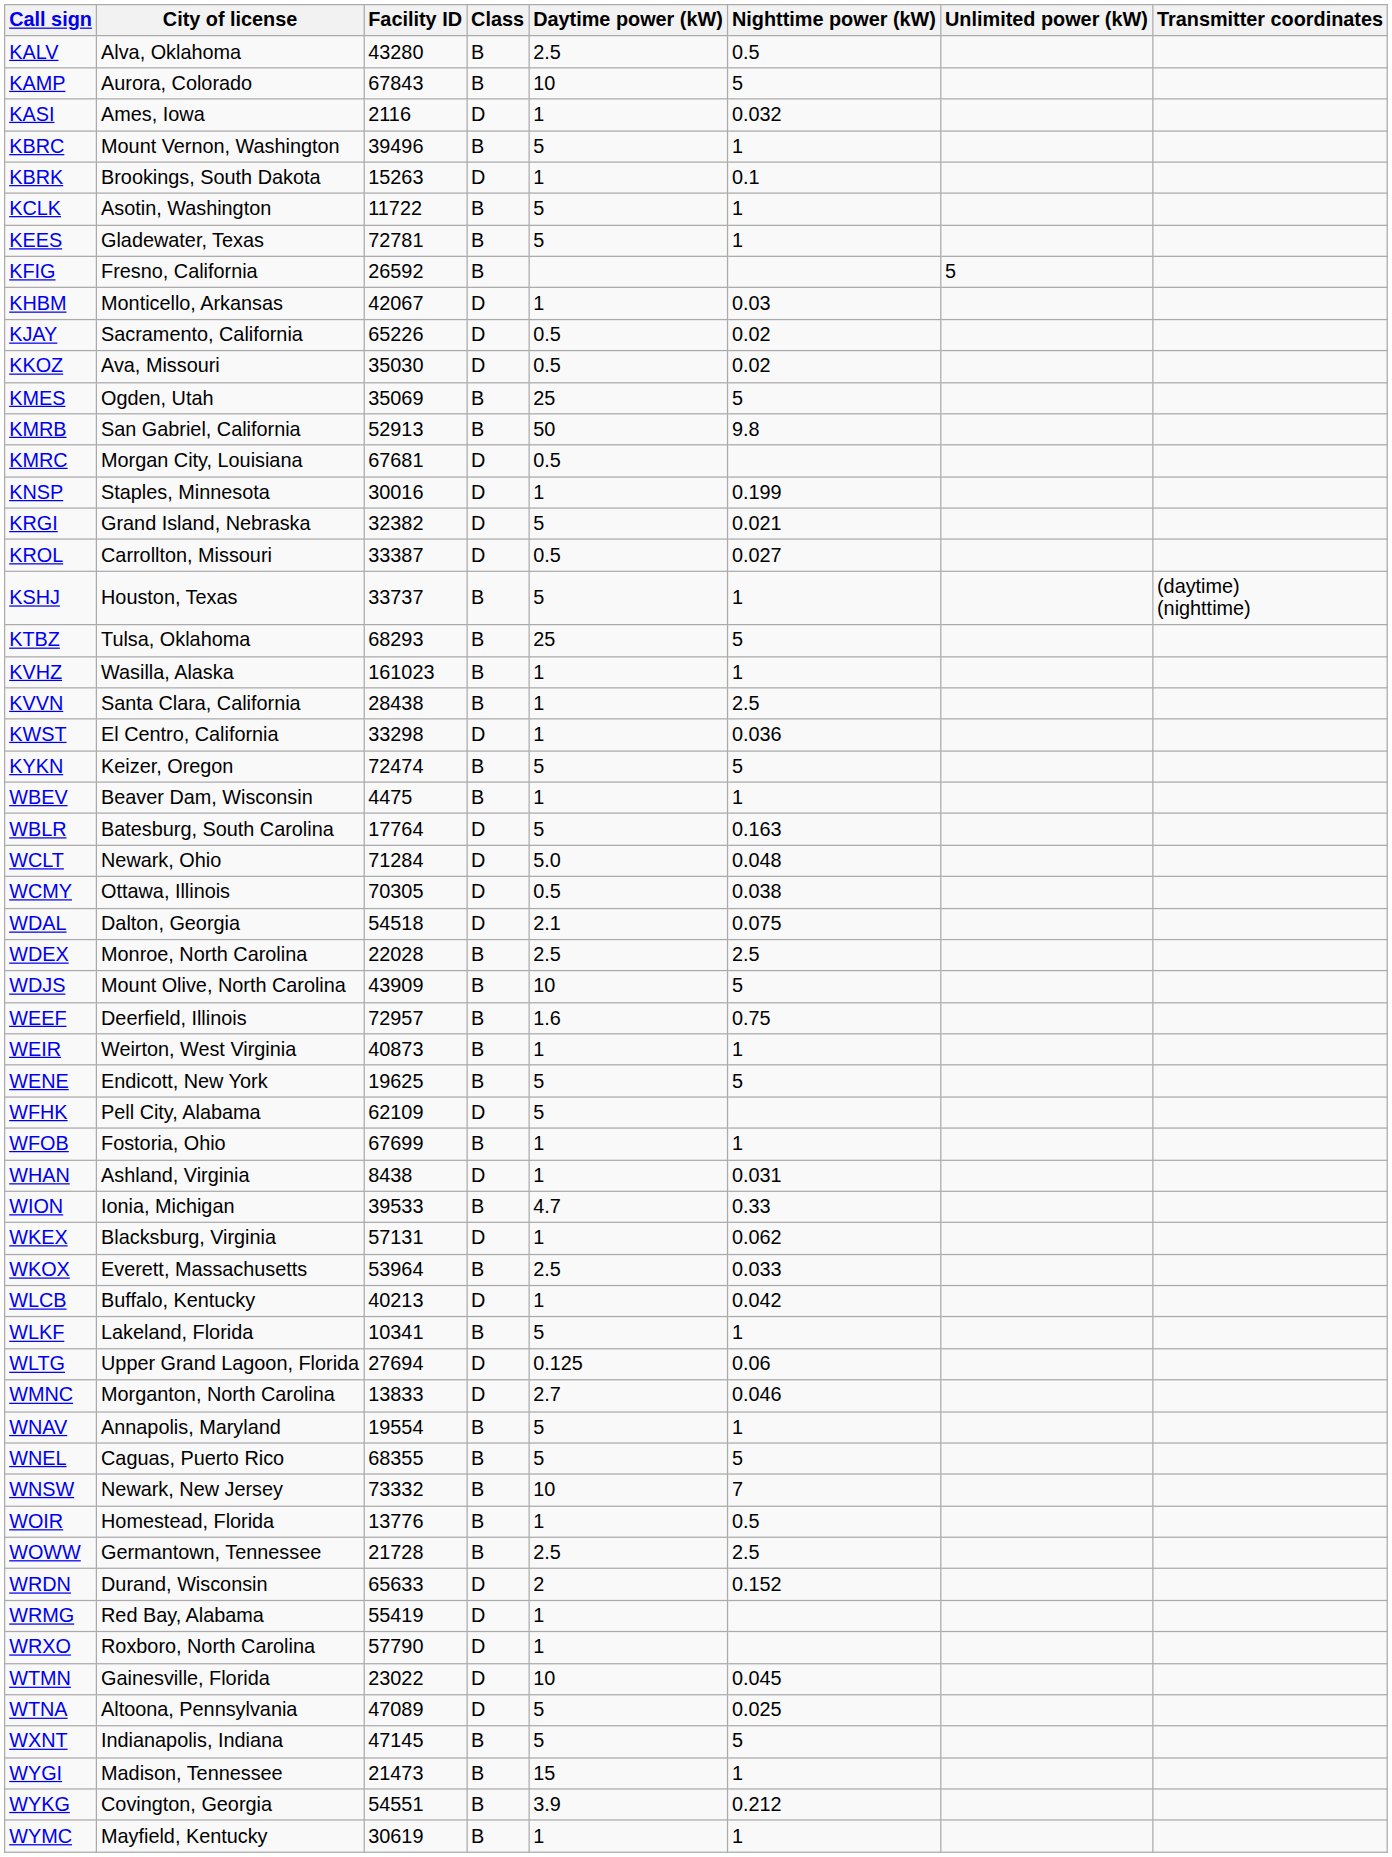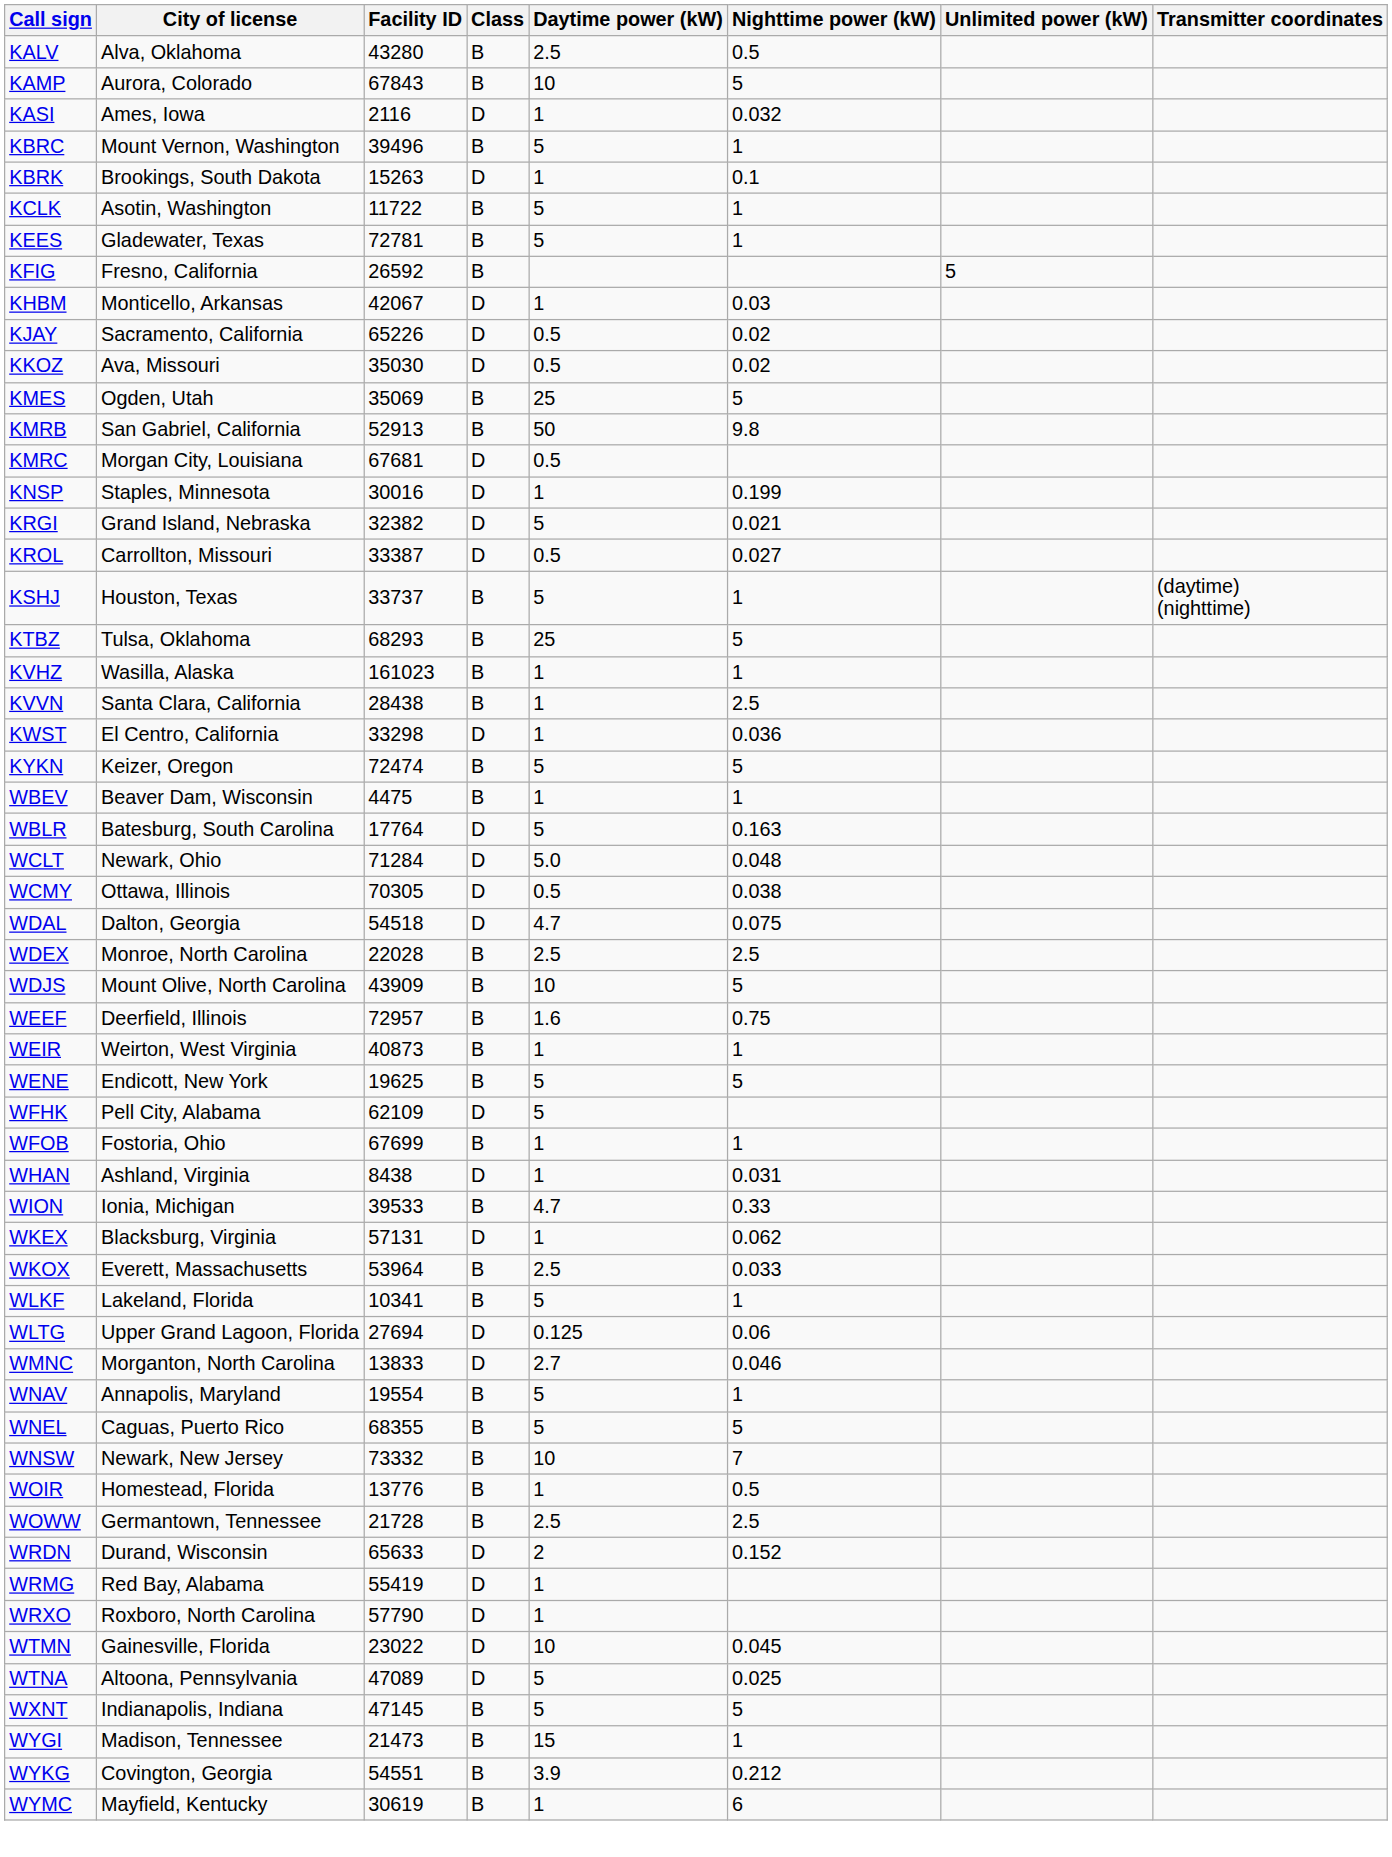(547, 923) 2.1 -> (547, 923) 4.7
- row: (38, 1301)
(737, 1836) 1 -> (737, 1804) 6
